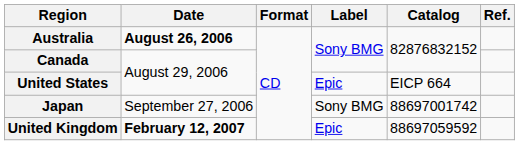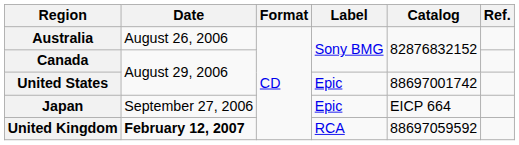(178, 38) bold -> (176, 38) normal
(420, 83) EICP 664 -> (434, 83) 88697001742
(349, 106) Sony BMG -> (329, 106) Epic
(434, 106) 88697001742 -> (420, 106) EICP 664
(329, 128) Epic -> (330, 128) RCA
